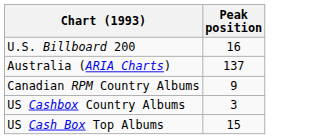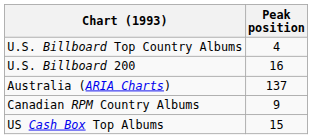+ row: (125, 47)
- row: (96, 105)
